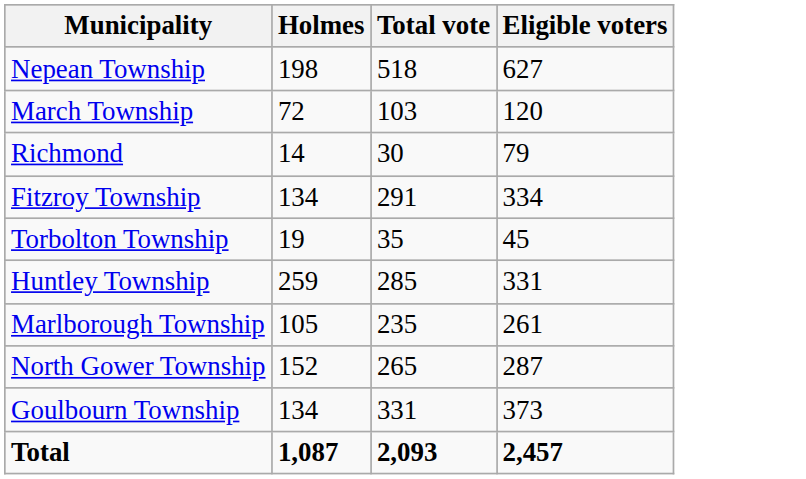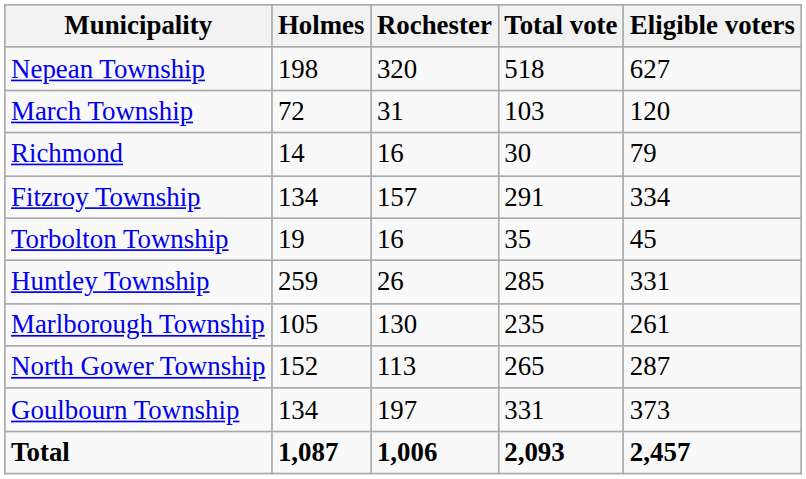+ column: (434, 25)
